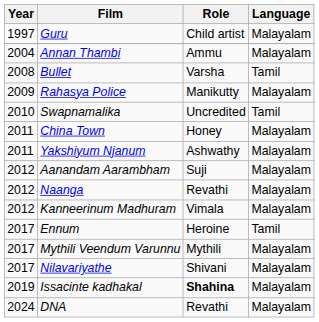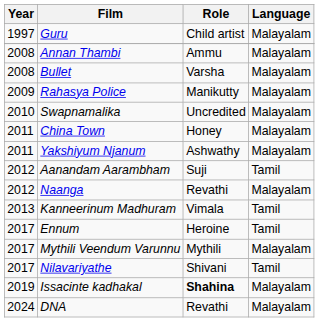(21, 53) 2004 -> (21, 53) 2008
(266, 72) Tamil -> (281, 72) Malayalam
(266, 111) Tamil -> (281, 111) Malayalam
(281, 170) Malayalam -> (266, 170) Tamil
(21, 209) 2012 -> (21, 209) 2013
(281, 209) Malayalam -> (266, 209) Tamil
(281, 268) Malayalam -> (266, 268) Tamil
